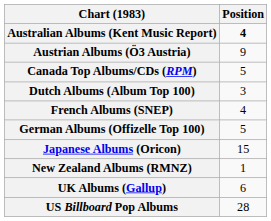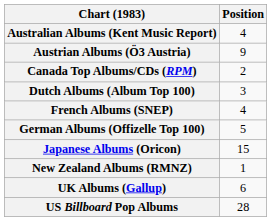(243, 33) bold -> (243, 33) normal
(243, 71) 5 -> (243, 71) 2
